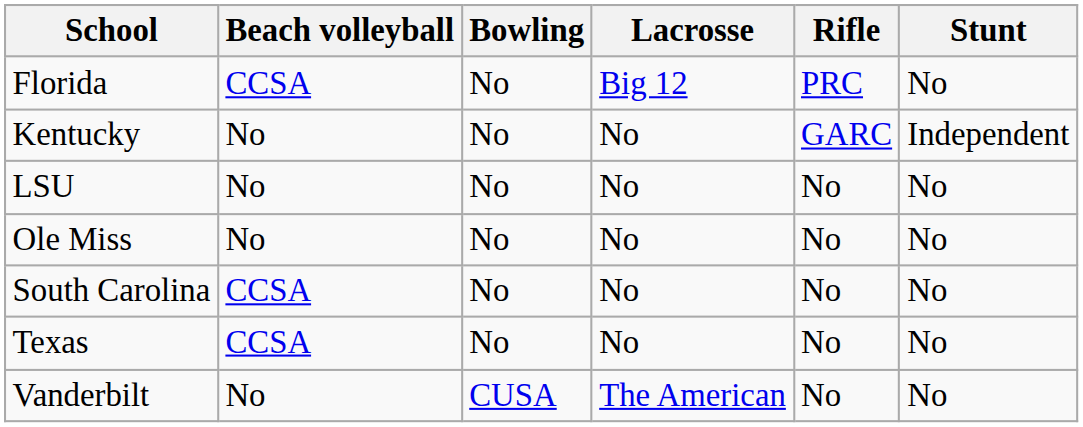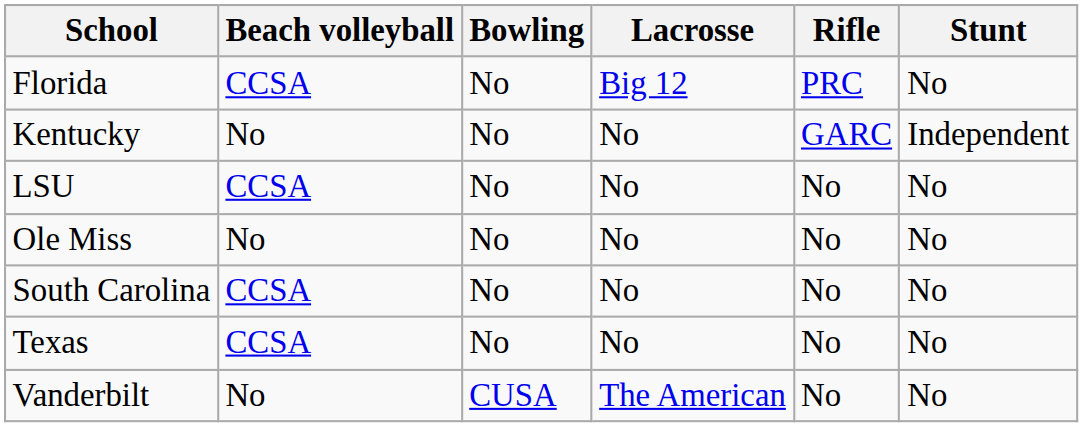(245, 186) No -> (268, 186) CCSA
